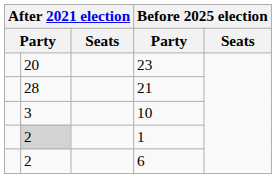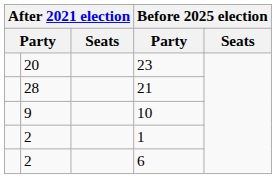(28, 112) 3 -> (28, 112) 9
(28, 137) lightgrey background -> (28, 137) no background
